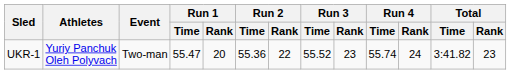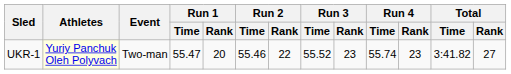(81, 55) no background -> (81, 55) lightyellow background
(252, 55) 55.36 -> (252, 55) 55.46
(415, 55) 24 -> (415, 55) 23
(490, 55) 23 -> (490, 55) 27
